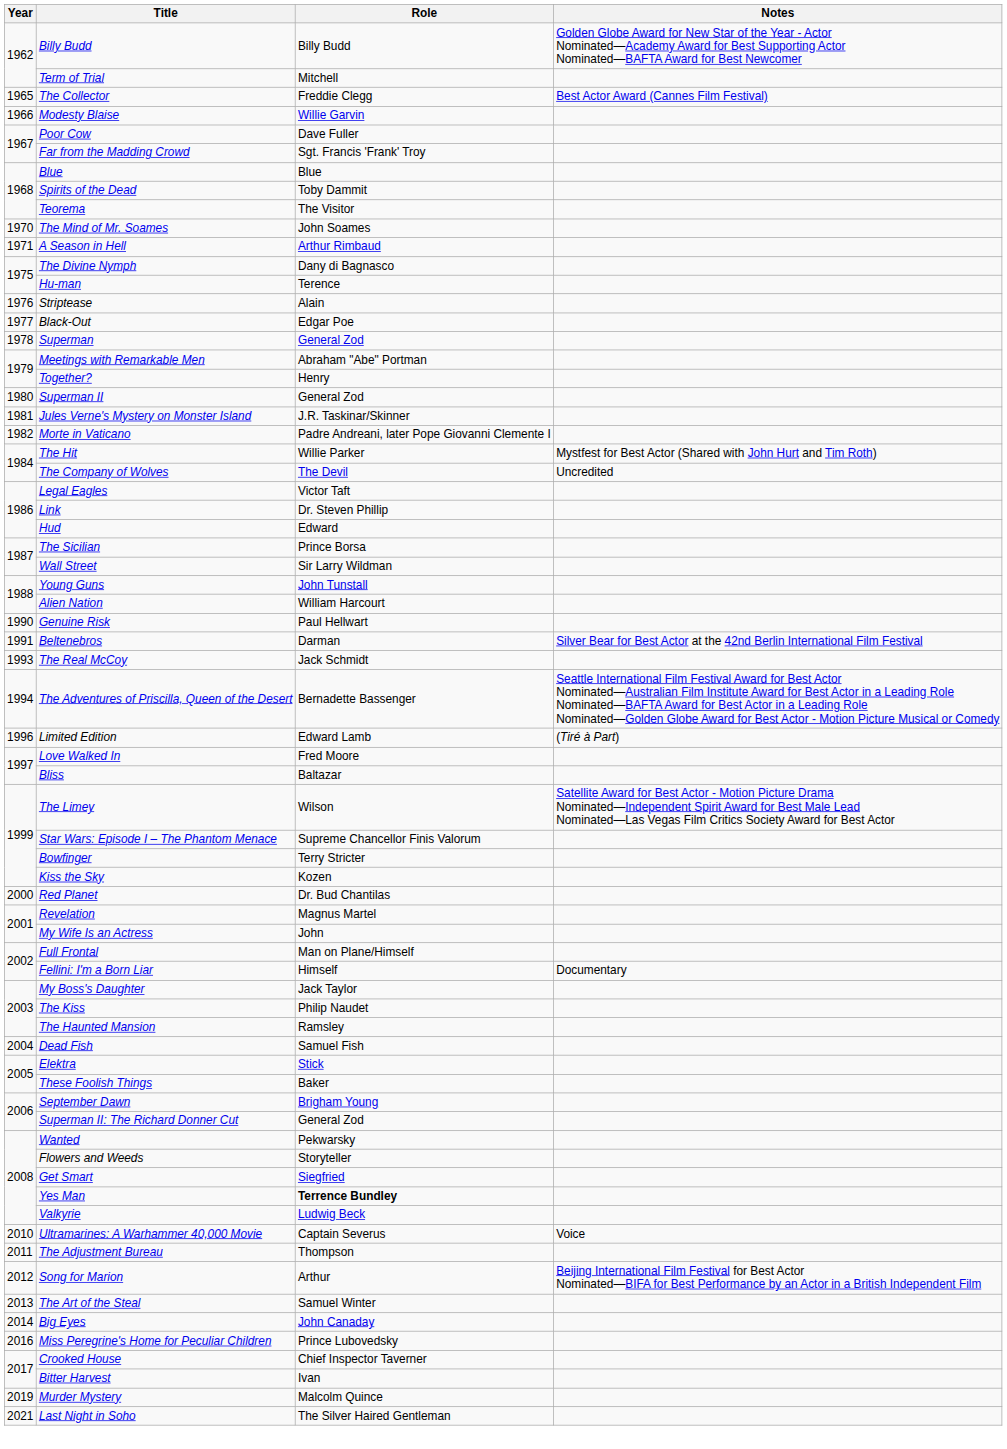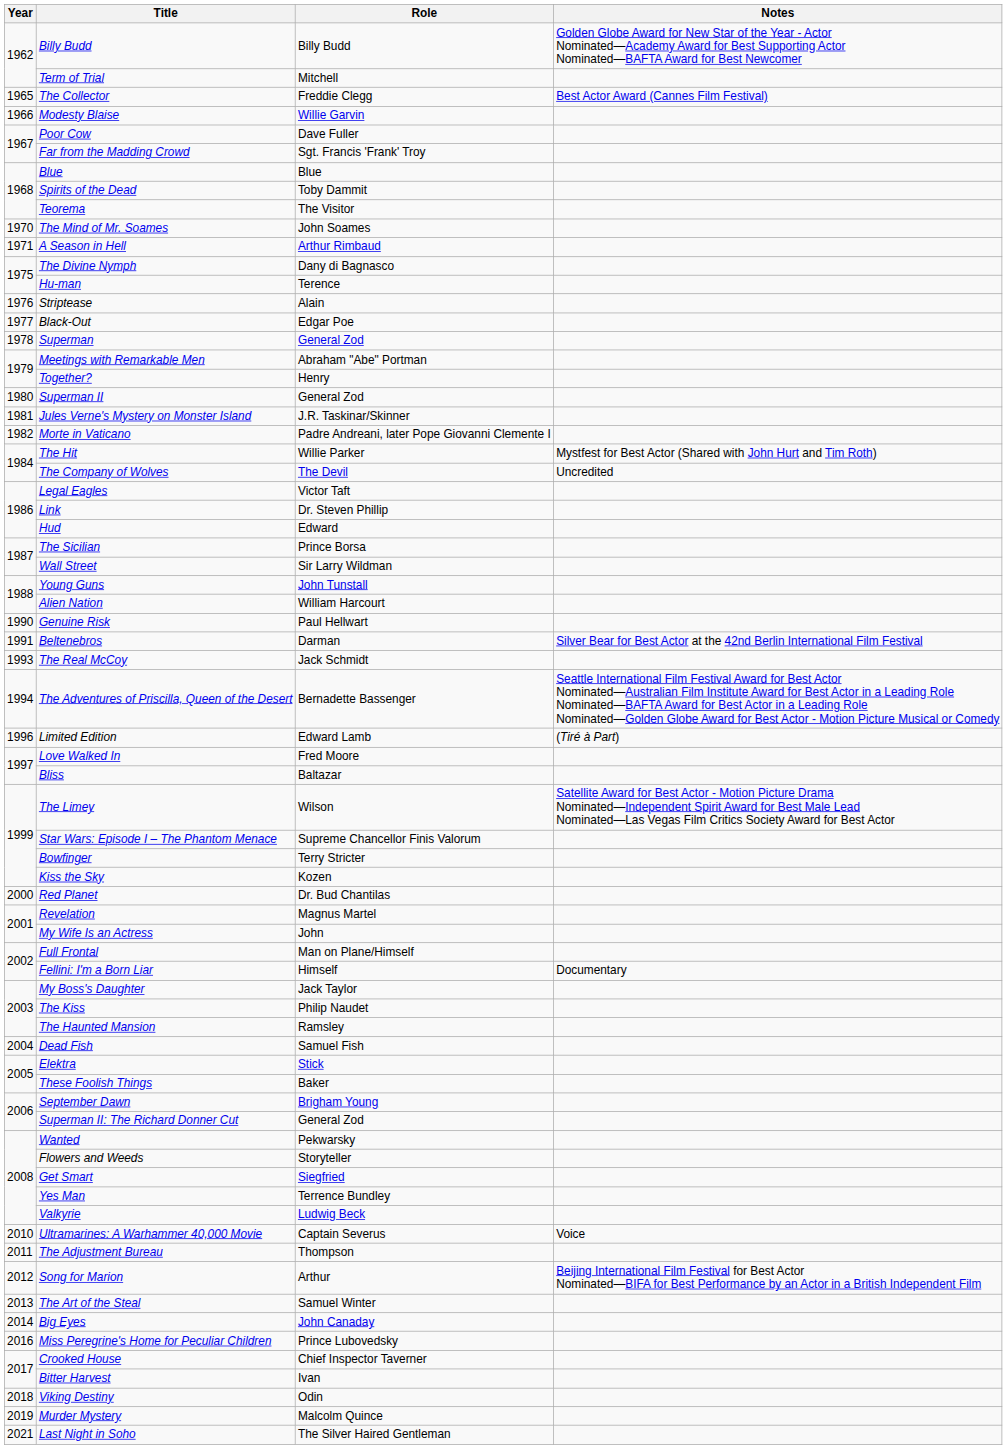(348, 1196) bold -> (344, 1196) normal
+ row: (76, 1397)
